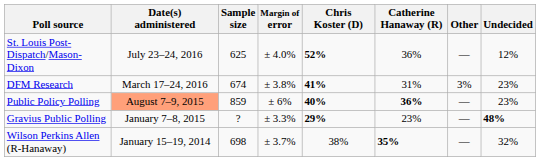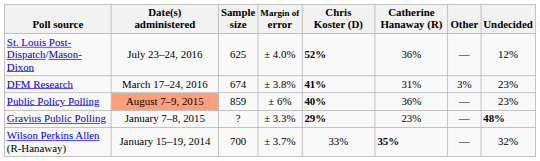(411, 101) bold -> (411, 101) normal
(238, 142) 698 -> (238, 142) 700
(338, 142) 38% -> (338, 142) 33%
